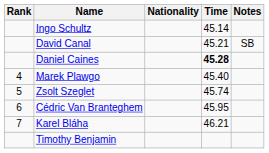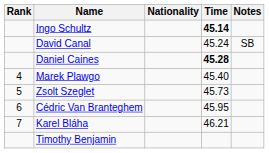(216, 28) normal -> (216, 28) bold
(216, 44) 45.21 -> (216, 44) 45.24
(216, 92) 45.74 -> (216, 92) 45.73
